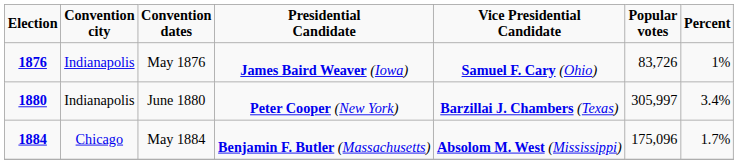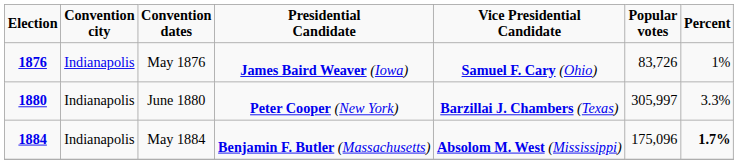(716, 101) 3.4% -> (716, 101) 3.3%
(99, 139) Chicago -> (99, 139) Indianapolis
(716, 139) normal -> (714, 139) bold
